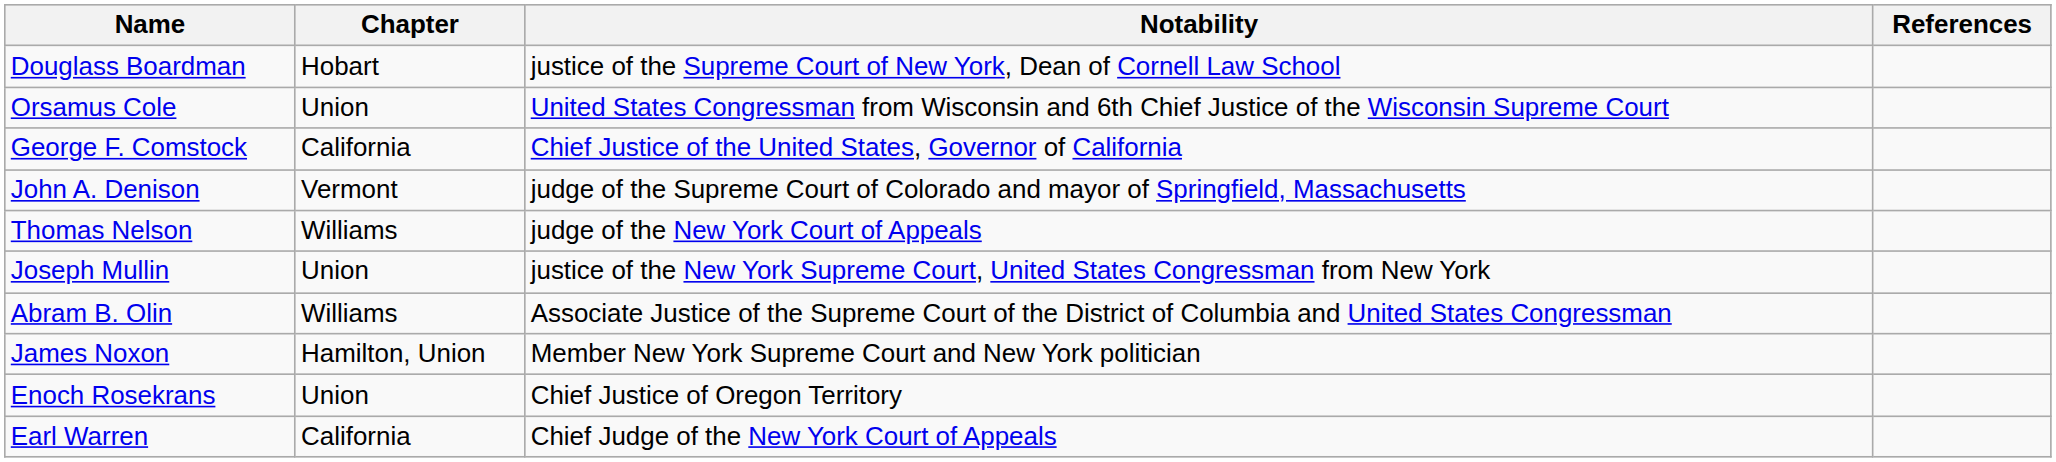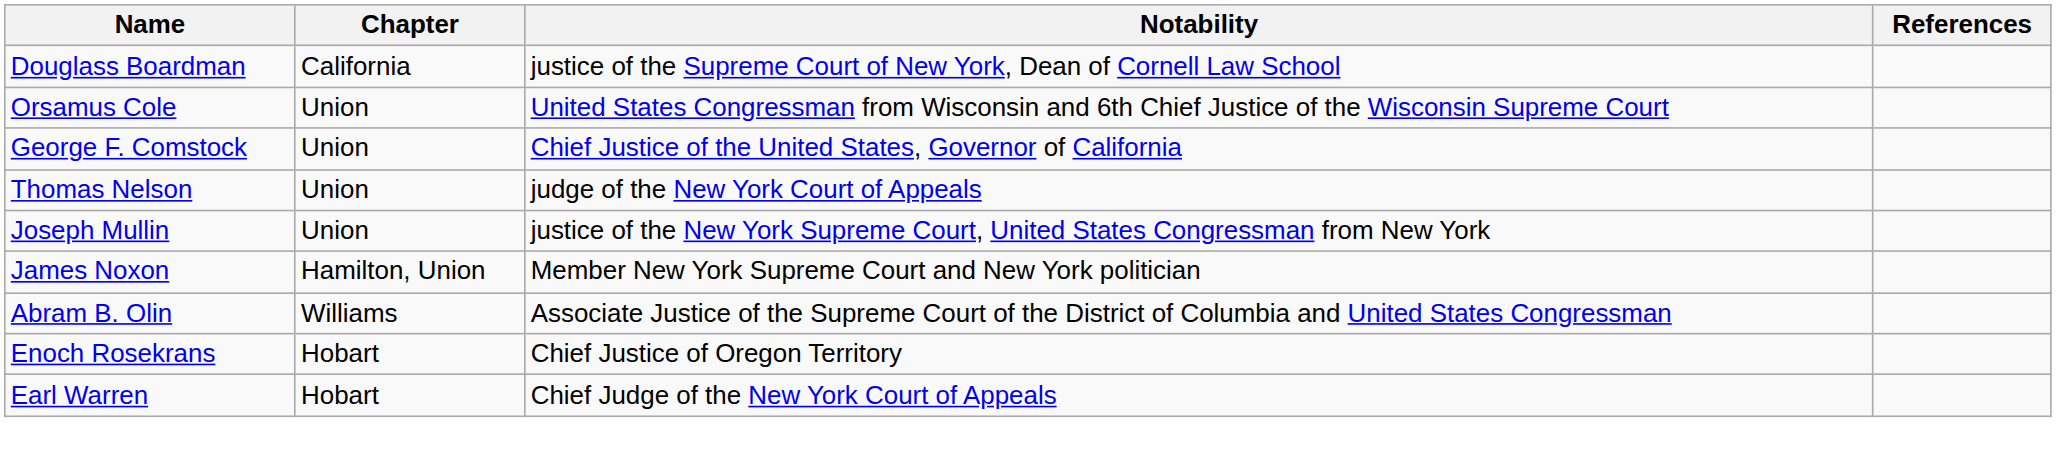(340, 66) Hobart -> (356, 66) California
(356, 148) California -> (335, 148) Union
- row: (105, 189)
(349, 230) Williams -> (335, 189) Union
rows swapped: (90, 353) <-> (91, 312)
(335, 395) Union -> (340, 353) Hobart
(356, 436) California -> (340, 395) Hobart
